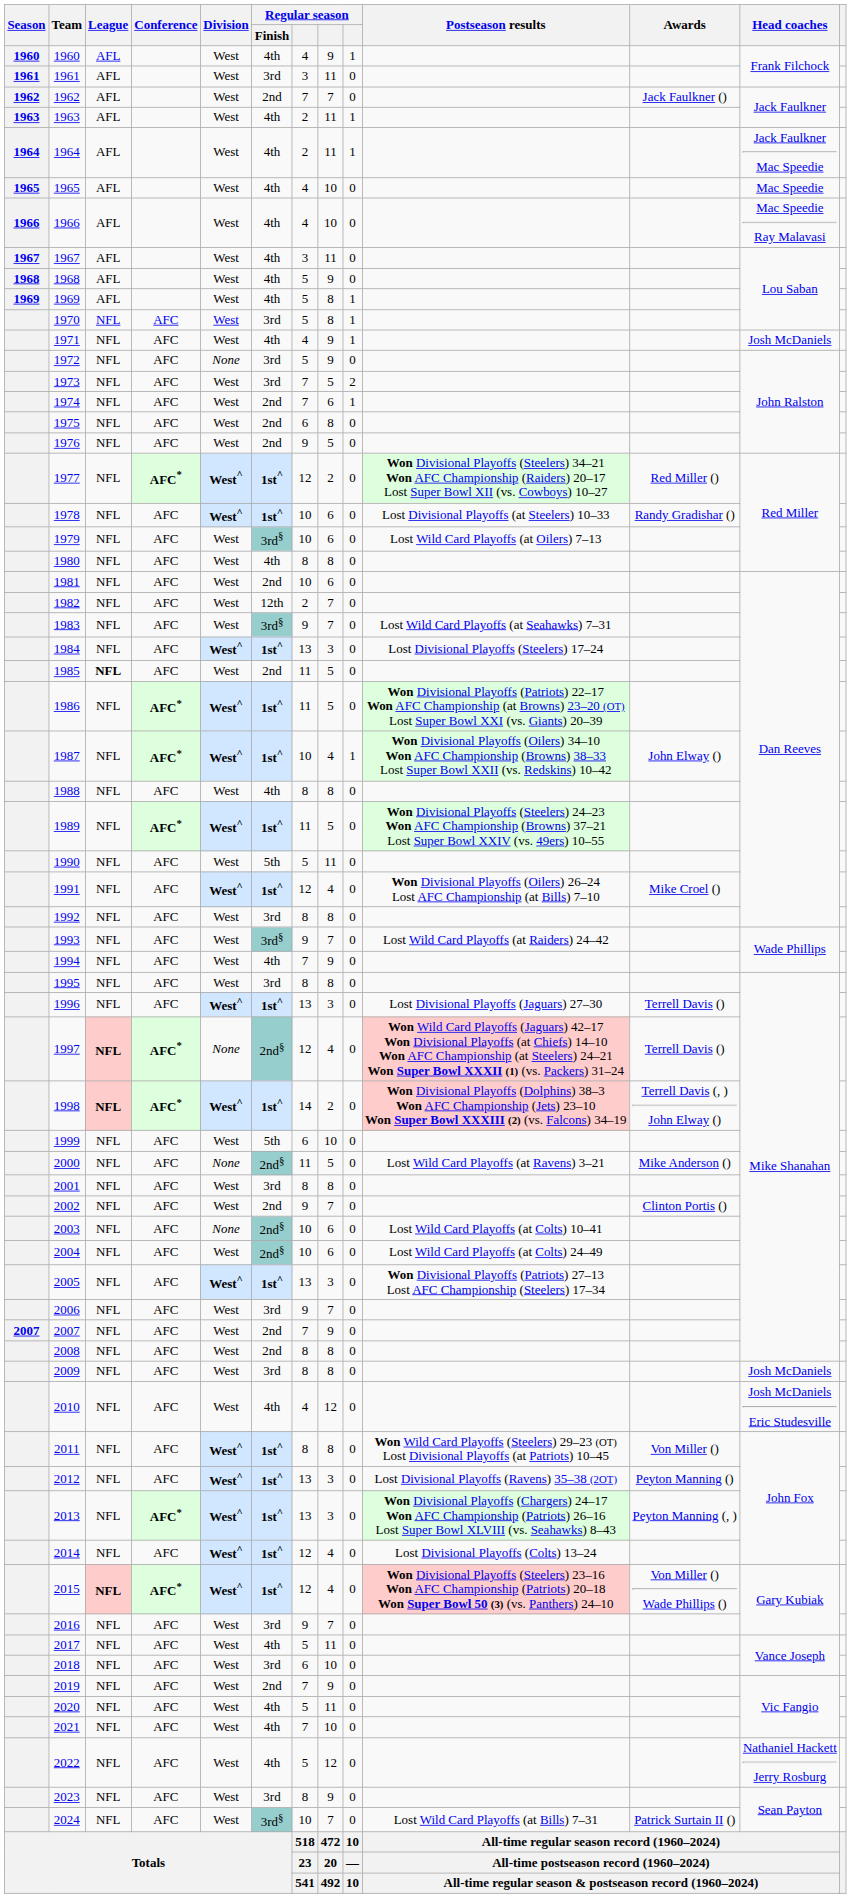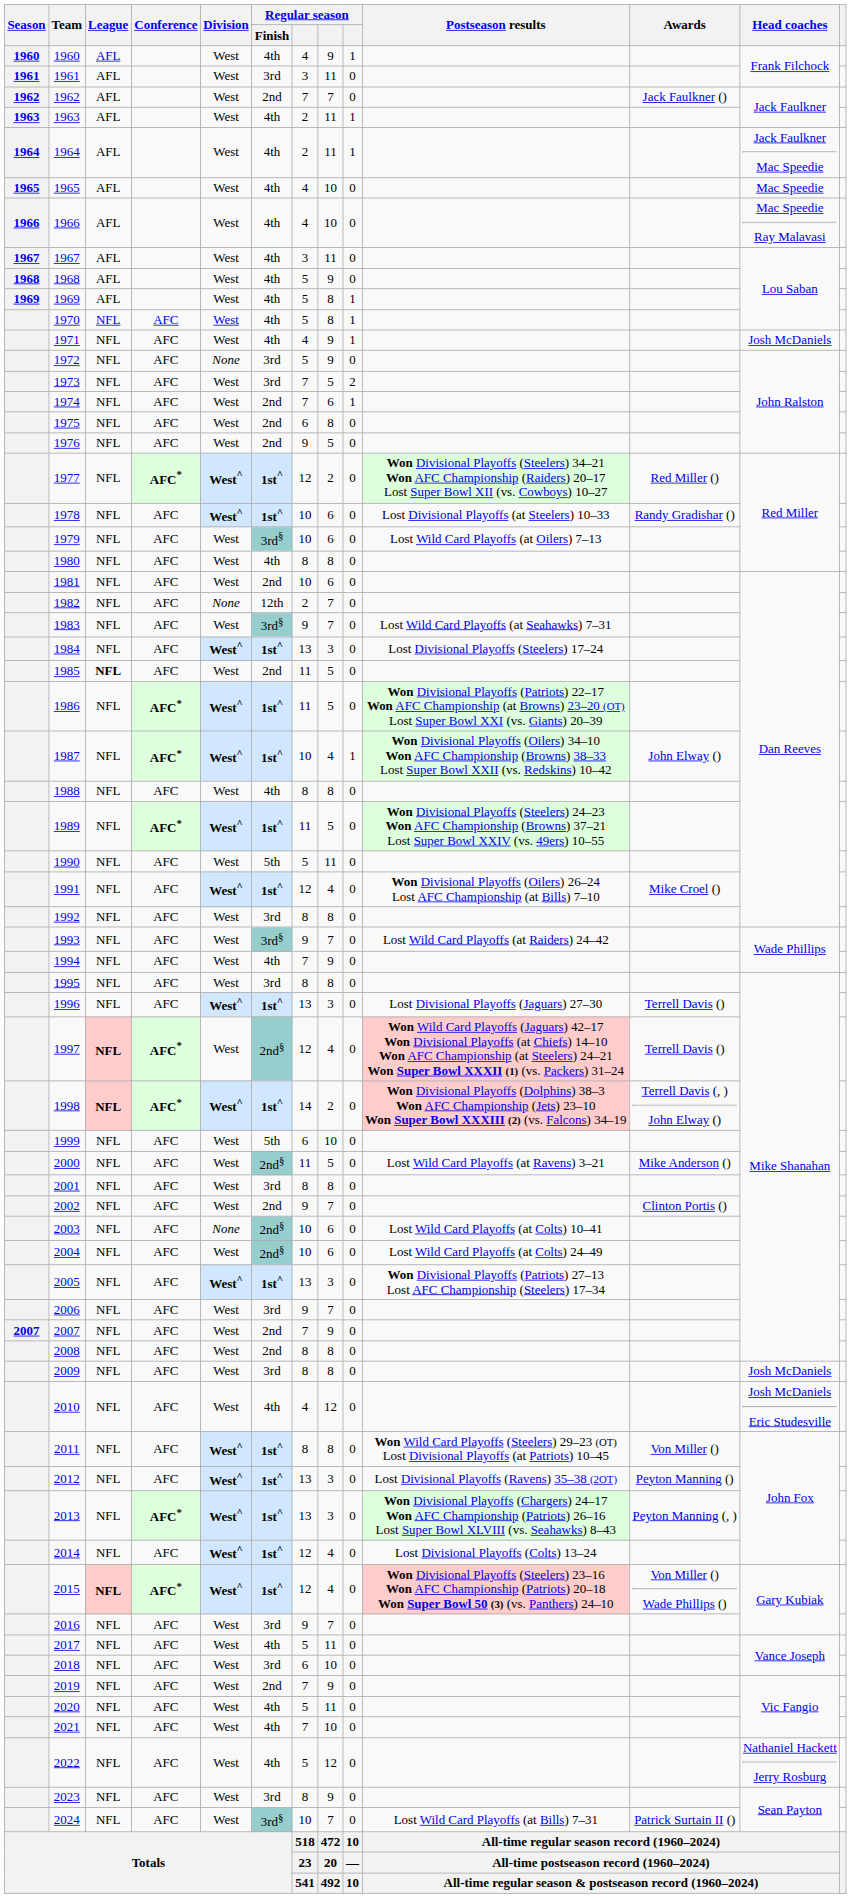(272, 319) 3rd -> (272, 319) 4th
(226, 602) West -> (226, 602) None
(226, 1048) None -> (226, 1048) West
(226, 1163) None -> (226, 1163) West
